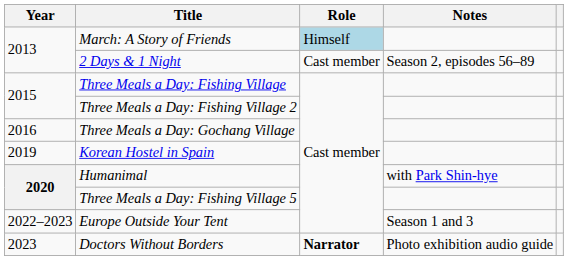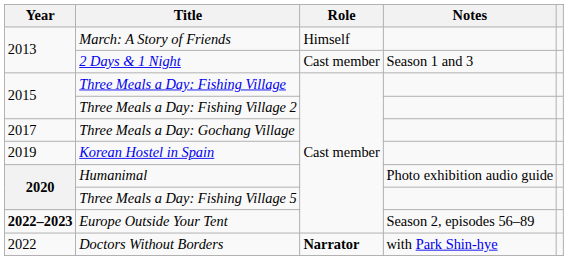(327, 38) lightblue background -> (327, 38) no background
(460, 61) Season 2, episodes 56–89 -> (430, 61) Season 1 and 3
(22, 130) 2016 -> (22, 130) 2017
(442, 175) with Park Shin-hye -> (470, 175) Photo exhibition audio guide
(40, 221) normal -> (40, 221) bold
(430, 221) Season 1 and 3 -> (460, 221) Season 2, episodes 56–89
(22, 244) 2023 -> (22, 244) 2022
(470, 244) Photo exhibition audio guide -> (442, 244) with Park Shin-hye
